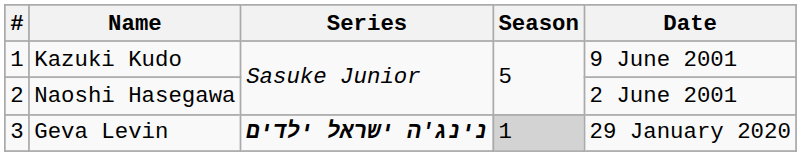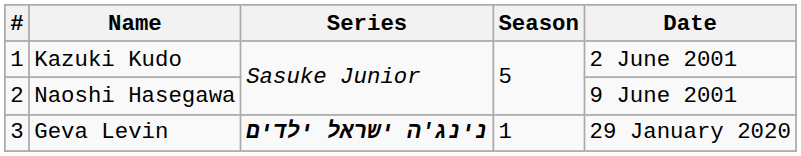(663, 60) 9 June 2001 -> (663, 60) 2 June 2001
(663, 96) 2 June 2001 -> (663, 96) 9 June 2001
(505, 132) lightgrey background -> (505, 132) no background
